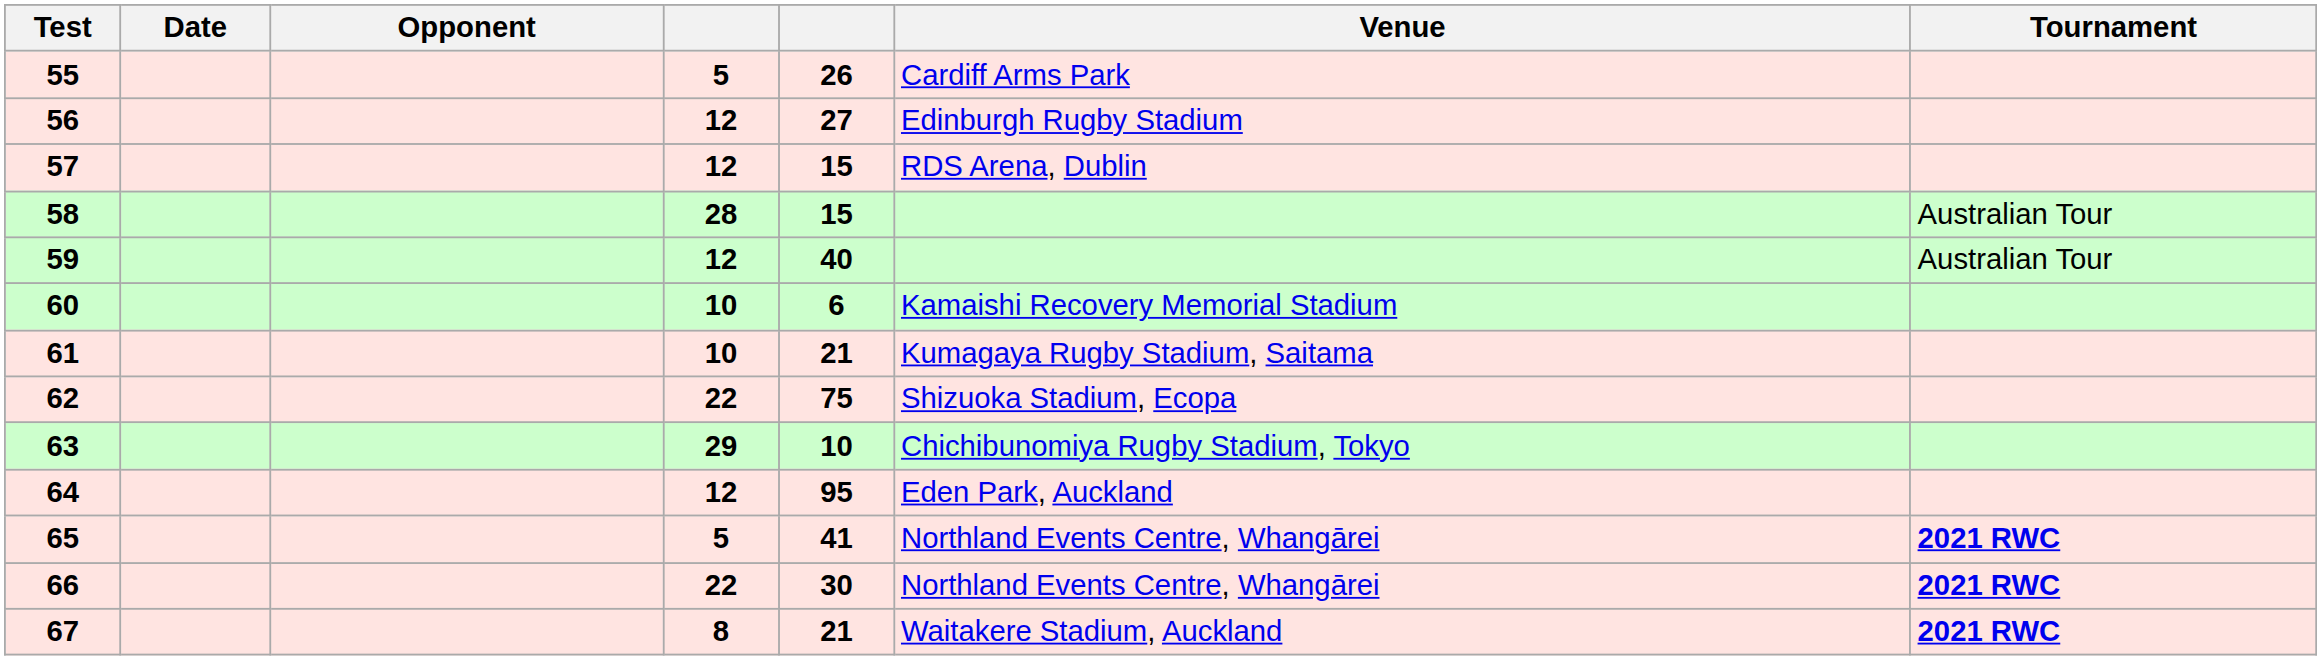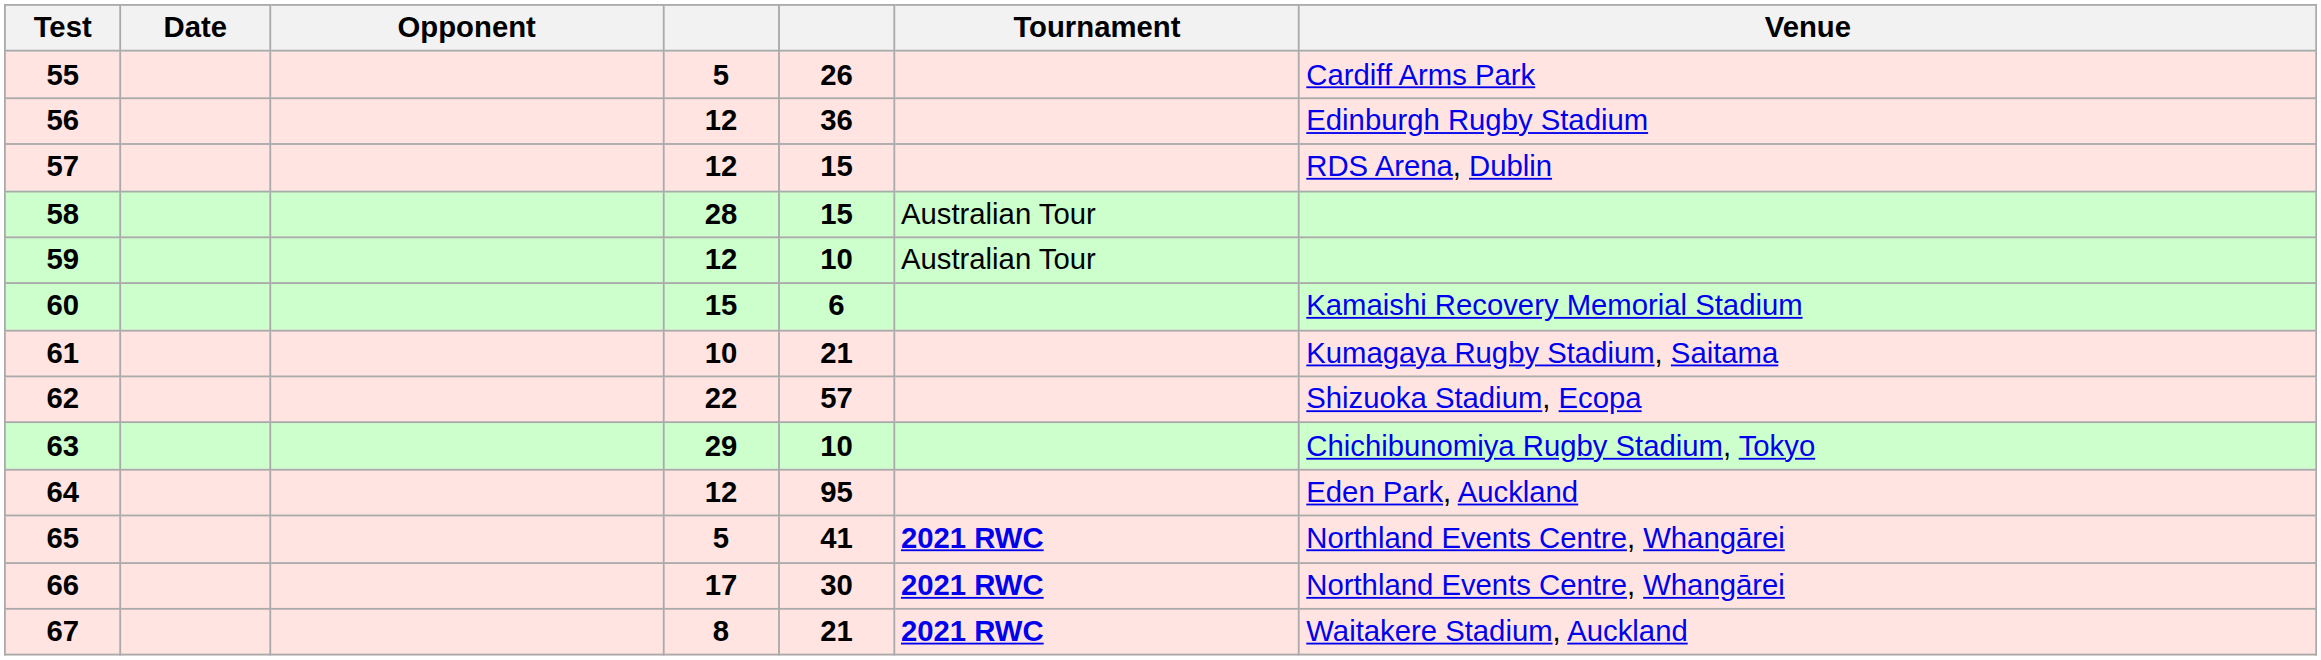columns swapped: (1403, 27) <-> (2114, 27)
(836, 120) 27 -> (836, 120) 36
(836, 259) 40 -> (836, 259) 10
(721, 306) 10 -> (721, 306) 15
(836, 399) 75 -> (836, 399) 57
(721, 584) 22 -> (721, 584) 17
